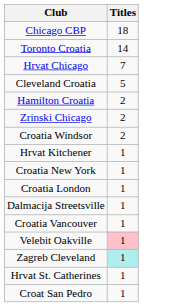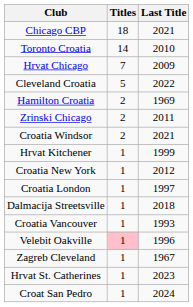+ column: (164, 13)
(123, 258) paleturquoise background -> (123, 258) no background
